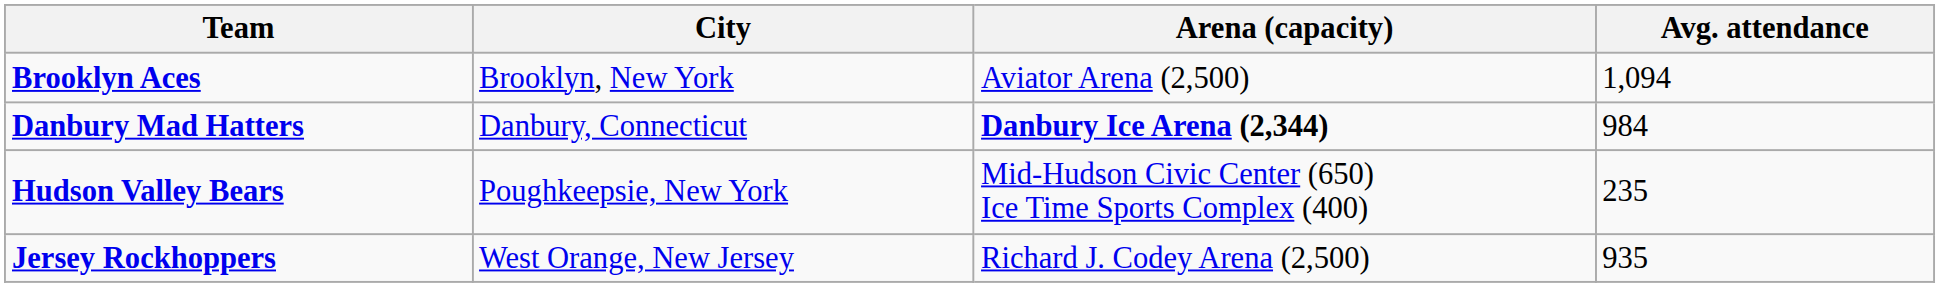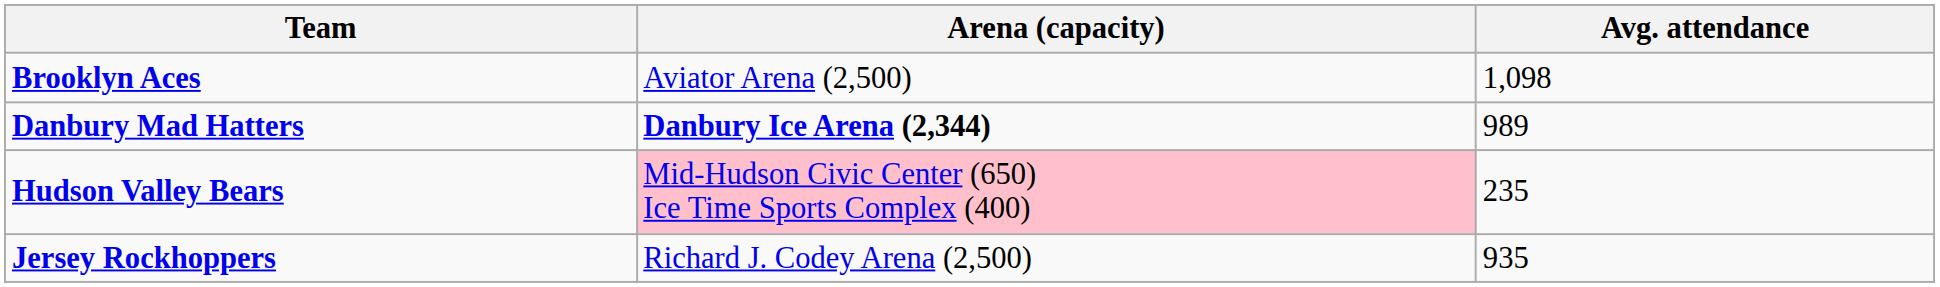- column: (723, 28)
(1637, 77) 1,094 -> (1517, 77) 1,098
(1625, 125) 984 -> (1506, 125) 989
(1178, 191) no background -> (840, 191) pink background
